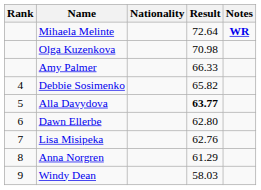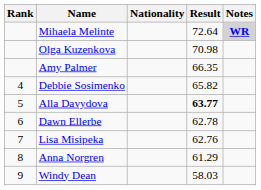(239, 31) no background -> (239, 31) lightgrey background
(205, 67) 66.33 -> (205, 67) 66.35
(205, 121) 62.80 -> (205, 121) 62.78
